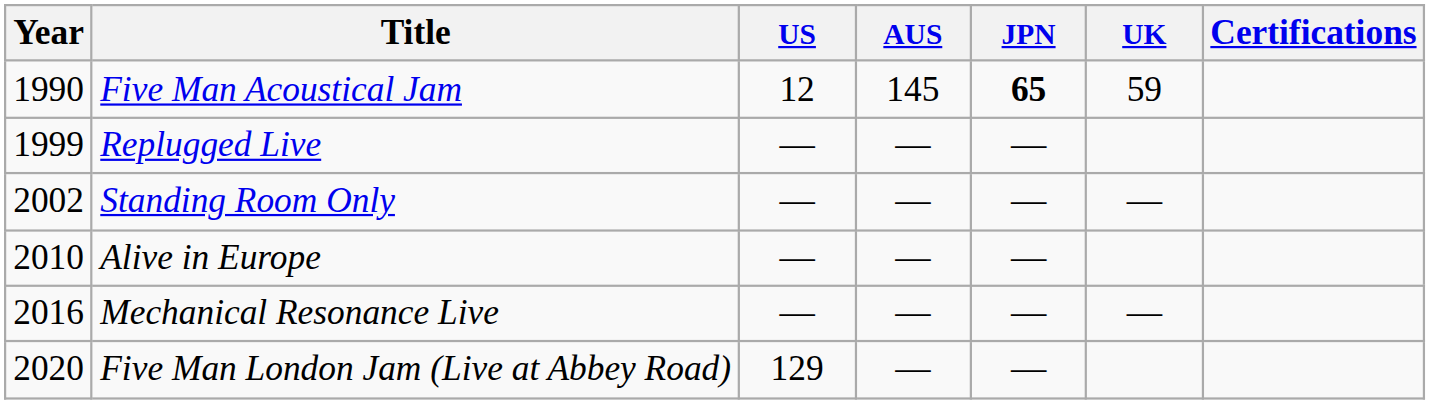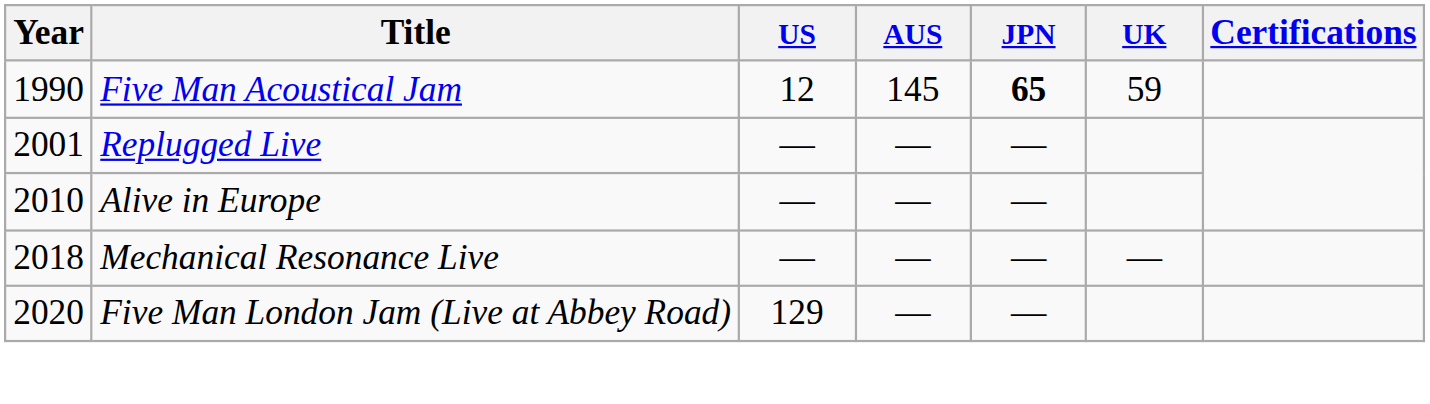(49, 144) 1999 -> (49, 144) 2001
- row: (248, 200)
(49, 312) 2016 -> (49, 256) 2018
